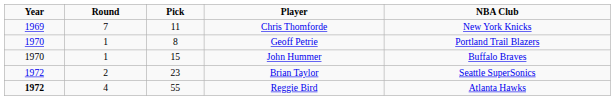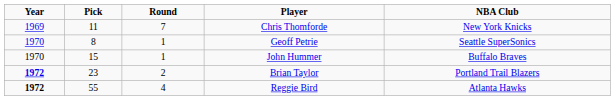columns swapped: (106, 12) <-> (175, 12)
(497, 42) Portland Trail Blazers -> (497, 42) Seattle SuperSonics
(34, 73) normal -> (34, 73) bold
(497, 73) Seattle SuperSonics -> (497, 73) Portland Trail Blazers
